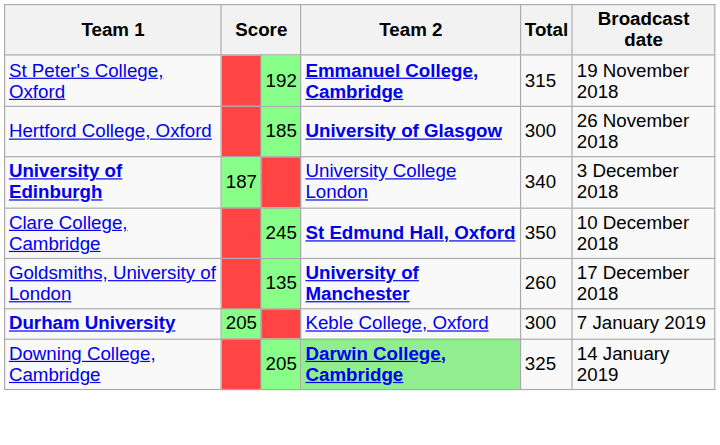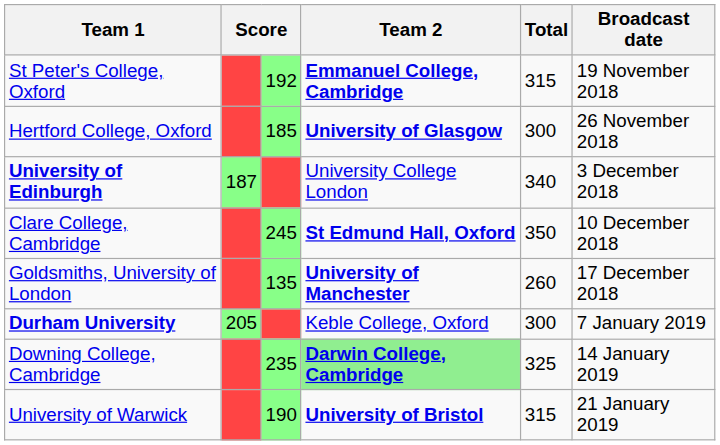(281, 364) 205 -> (281, 364) 235
+ row: (98, 414)
